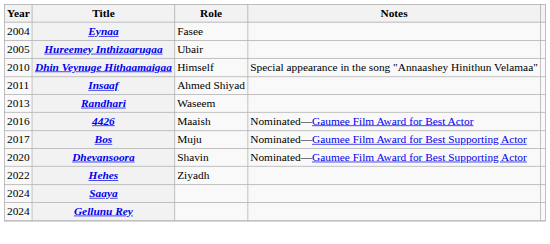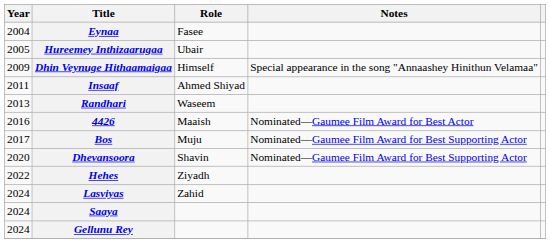(18, 67) 2010 -> (18, 67) 2009
+ row: (103, 193)
